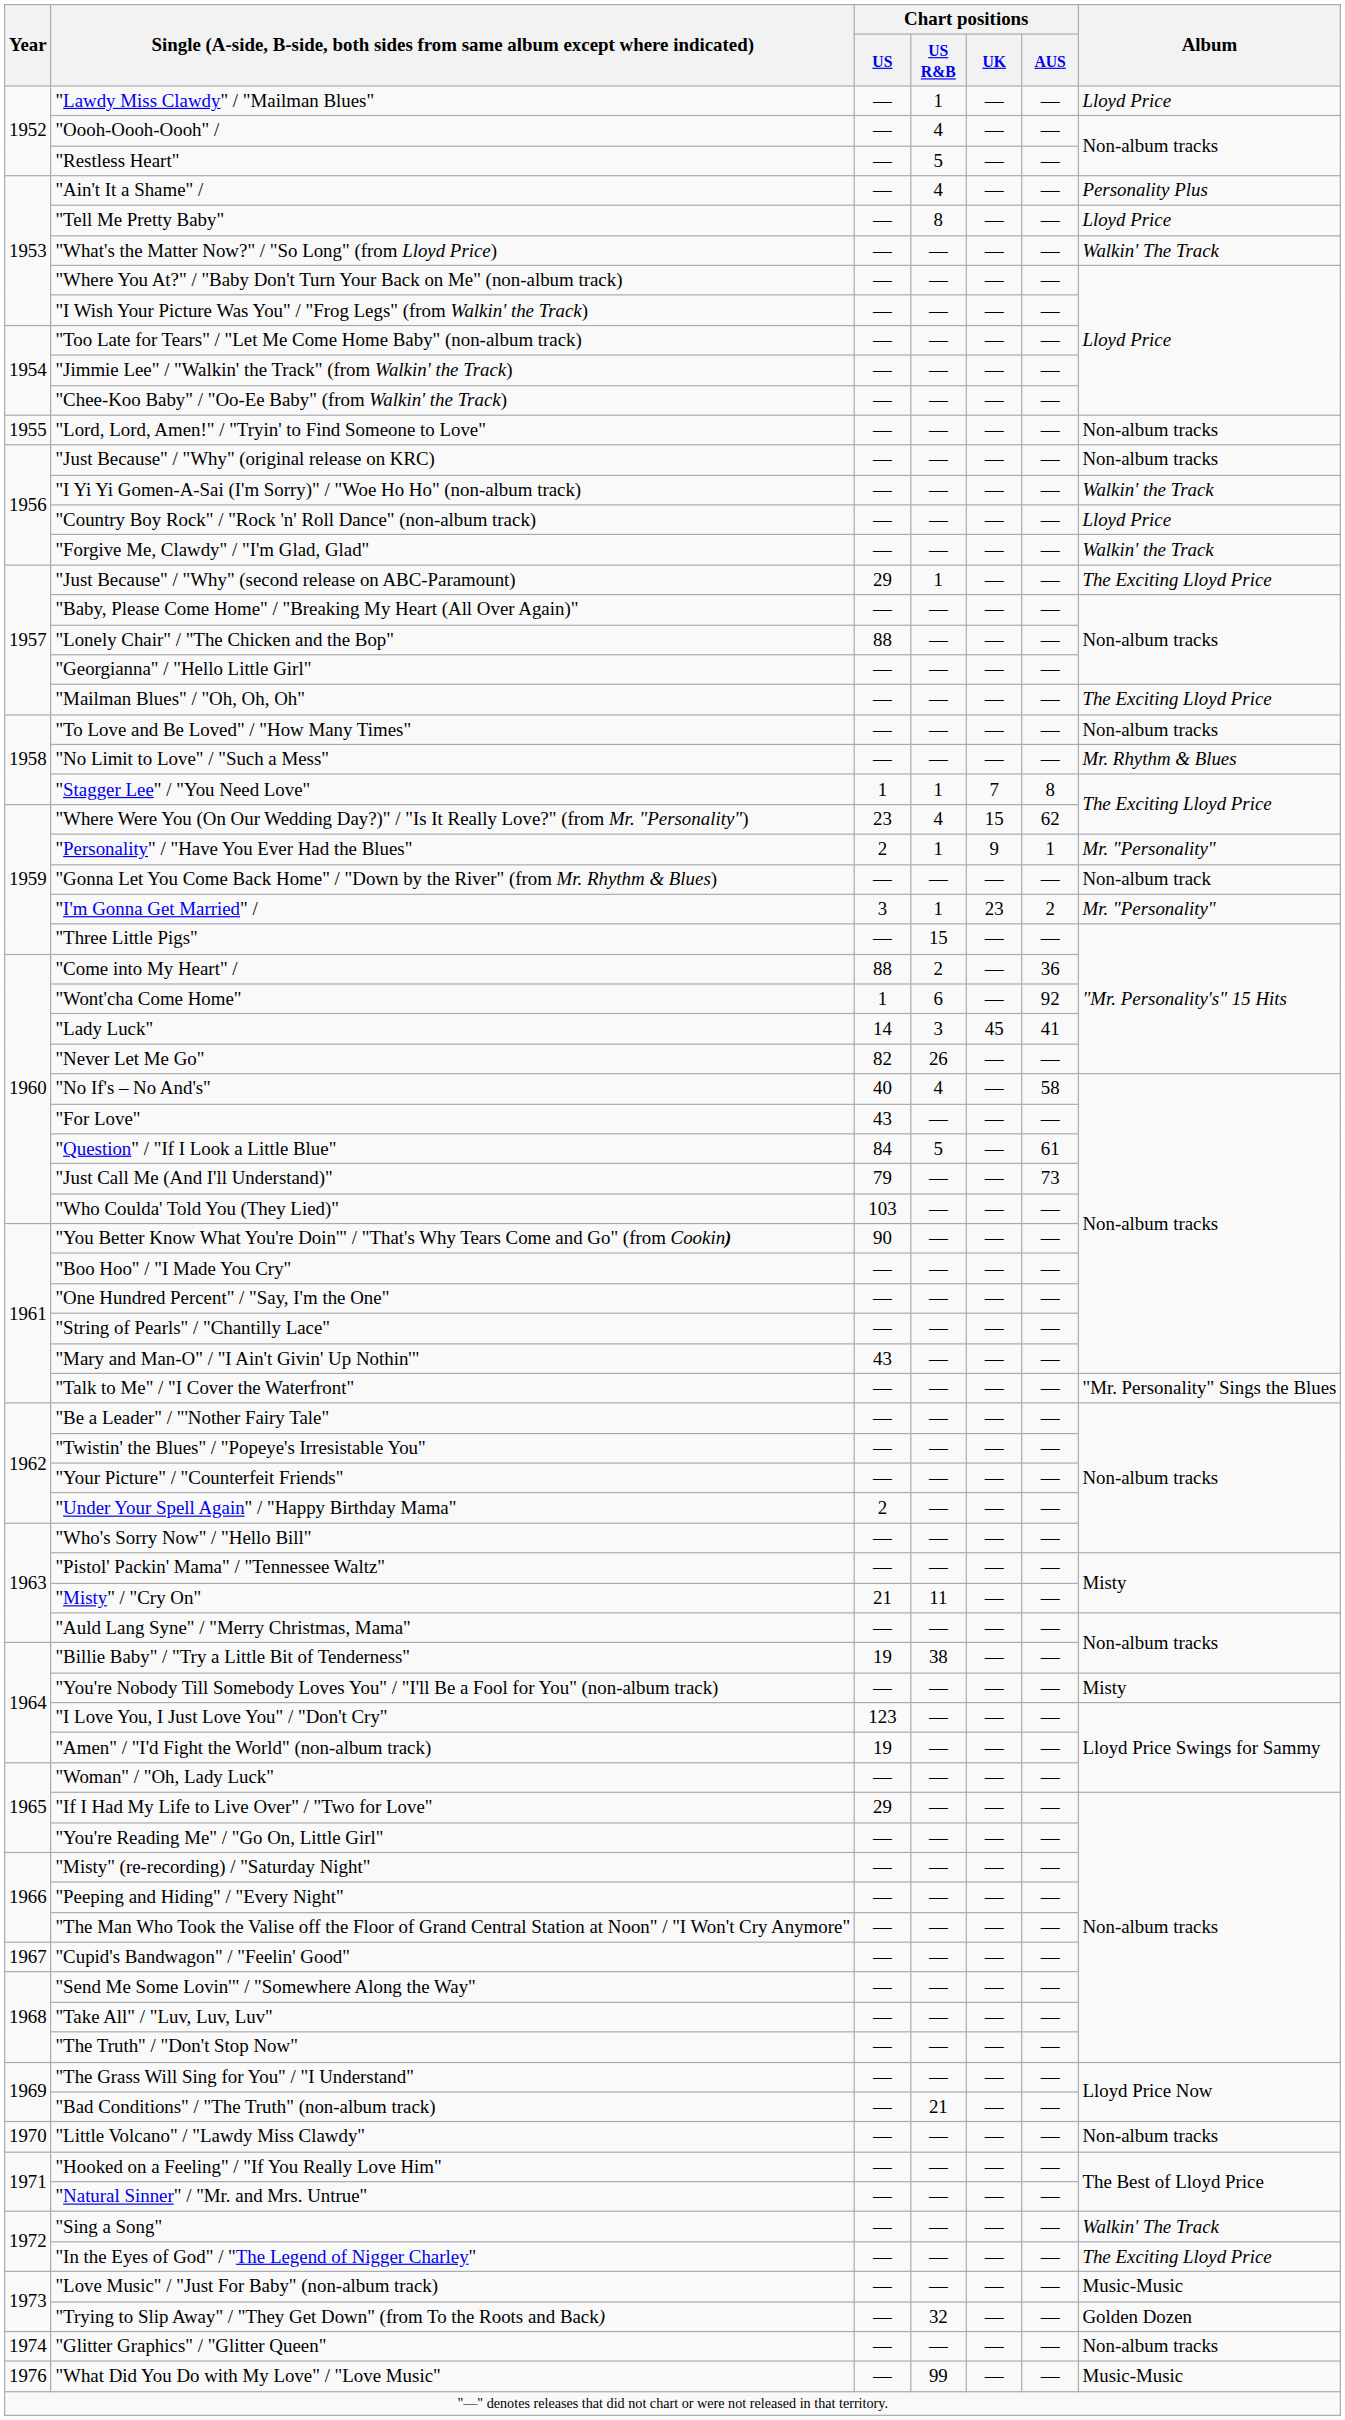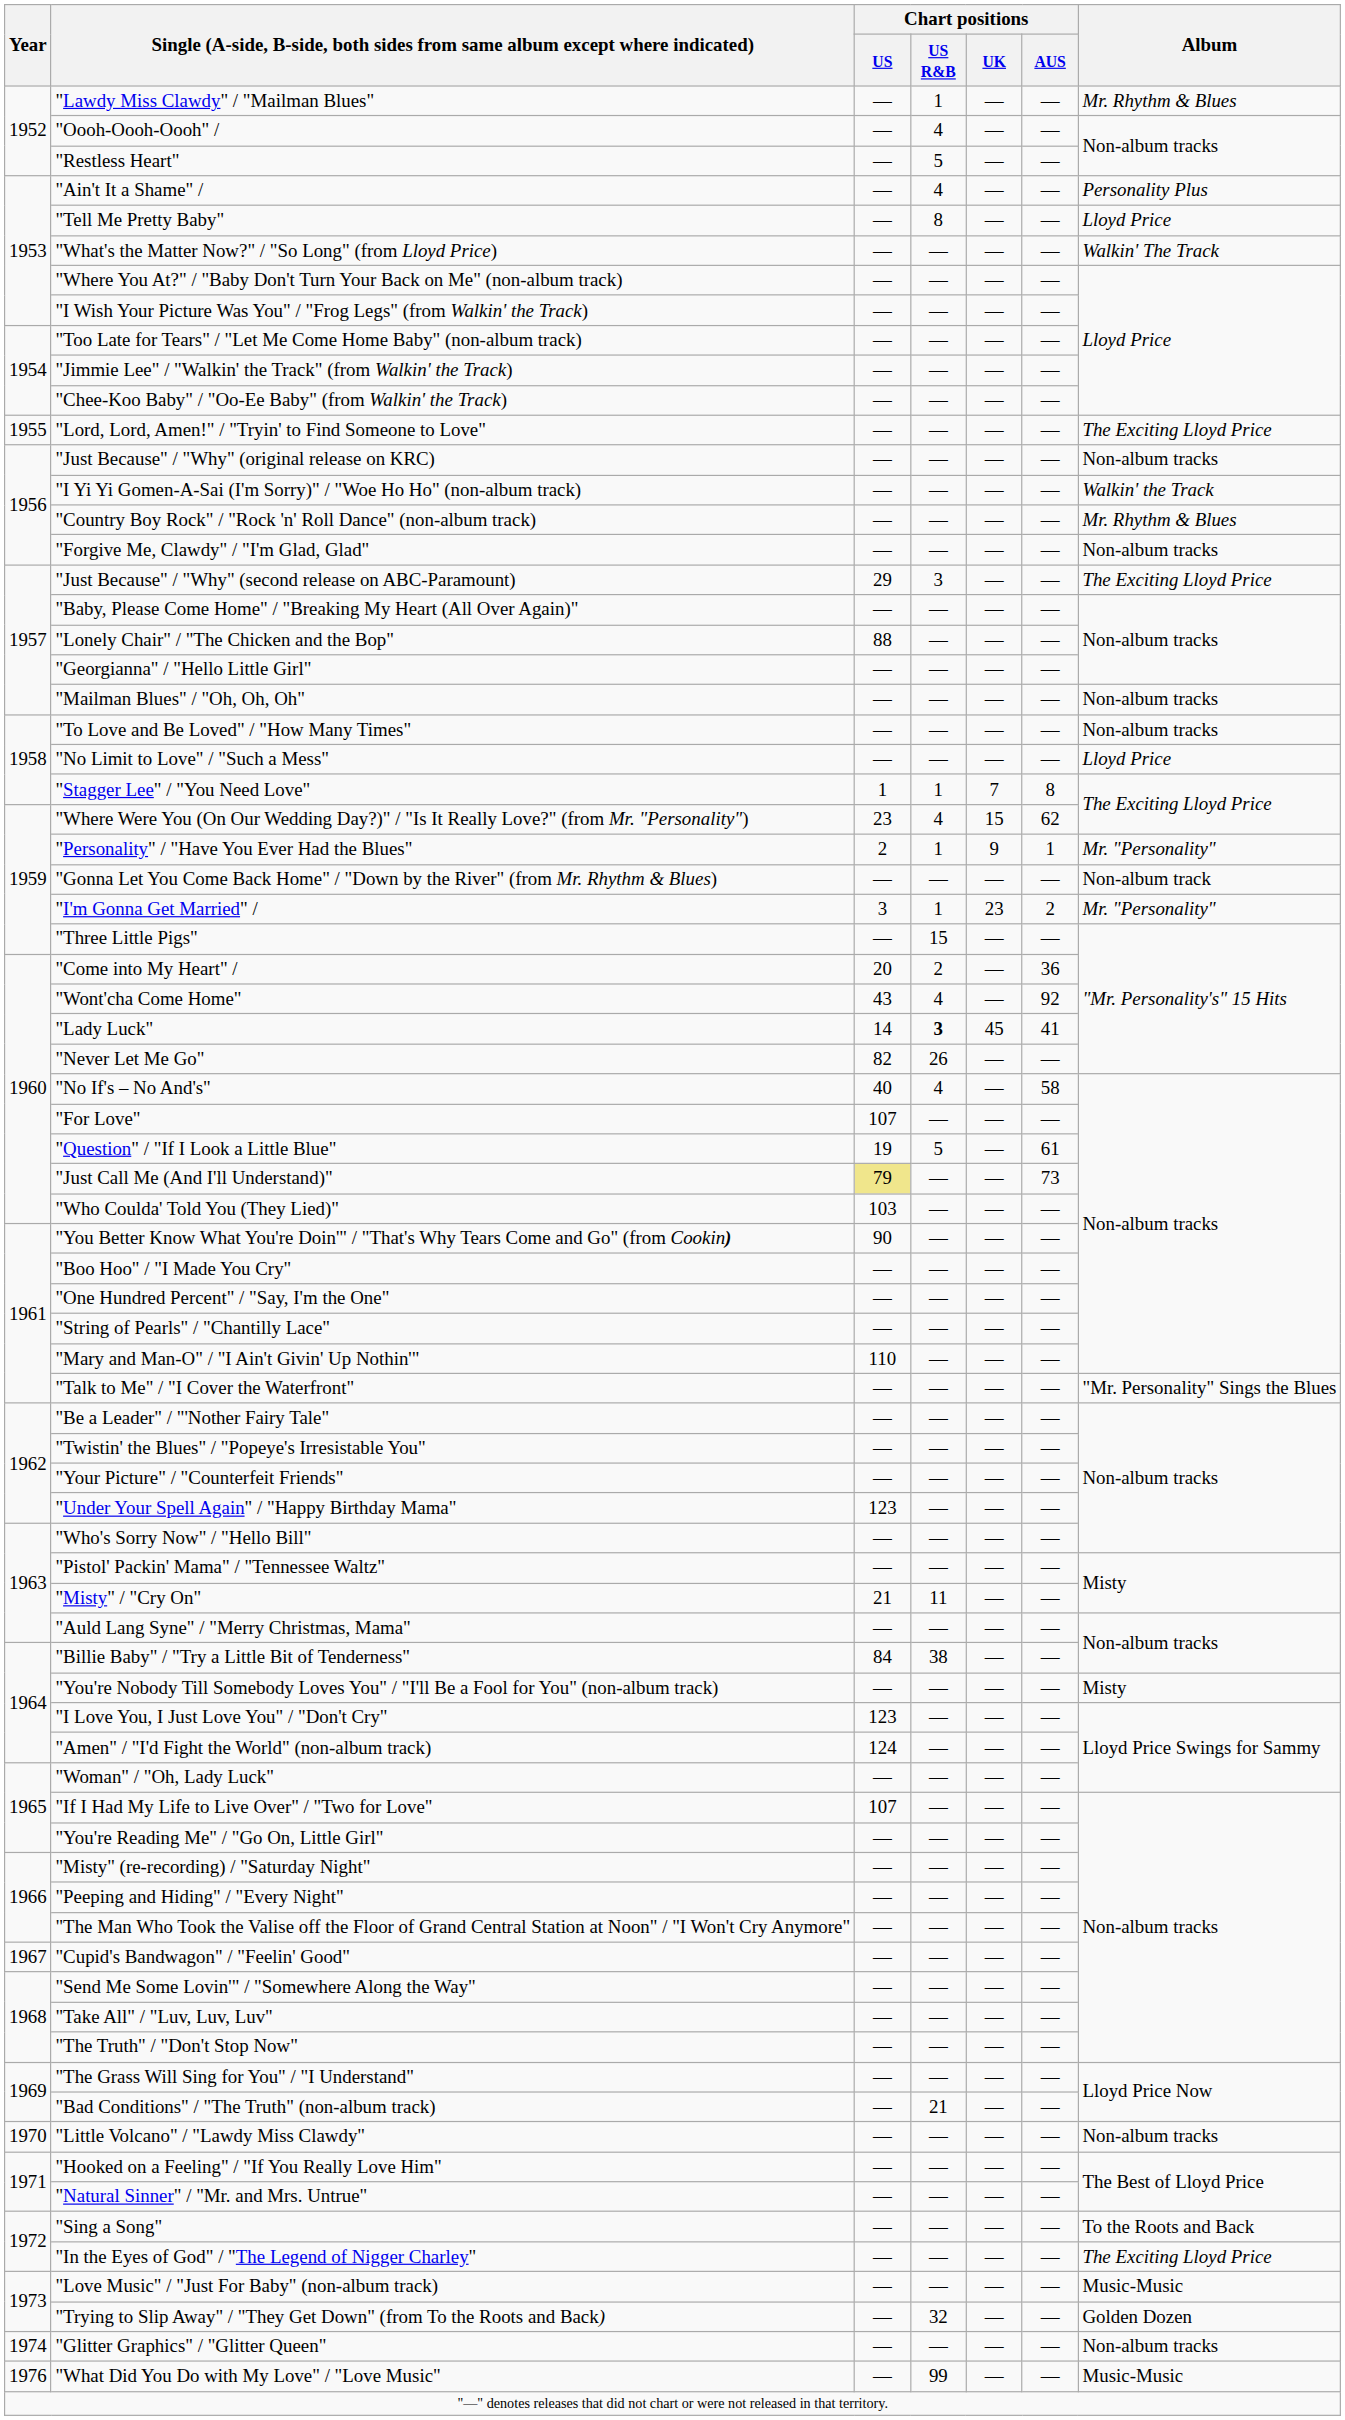(1127, 100) Lloyd Price -> (1160, 100) Mr. Rhythm & Blues
(1150, 429) Non-album tracks -> (1177, 429) The Exciting Lloyd Price
(1127, 519) Lloyd Price -> (1160, 519) Mr. Rhythm & Blues
(1148, 549) Walkin' the Track -> (1150, 549) Non-album tracks
(938, 579) 1 -> (938, 579) 3
(1177, 699) The Exciting Lloyd Price -> (1150, 699) Non-album tracks
(1160, 759) Mr. Rhythm & Blues -> (1127, 759) Lloyd Price
(882, 968) 88 -> (882, 968) 20
(882, 998) 1 -> (882, 998) 43
(938, 998) 6 -> (938, 998) 4
(938, 1028) normal -> (938, 1028) bold
(882, 1118) 43 -> (882, 1118) 107
(882, 1148) 84 -> (882, 1148) 19
(882, 1178) no background -> (882, 1178) khaki background
(882, 1358) 43 -> (882, 1358) 110
(882, 1507) 2 -> (882, 1507) 123
(882, 1657) 19 -> (882, 1657) 84
(882, 1747) 19 -> (882, 1747) 124
(882, 1807) 29 -> (882, 1807) 107
(1151, 2226) Walkin' The Track -> (1168, 2226) To the Roots and Back
